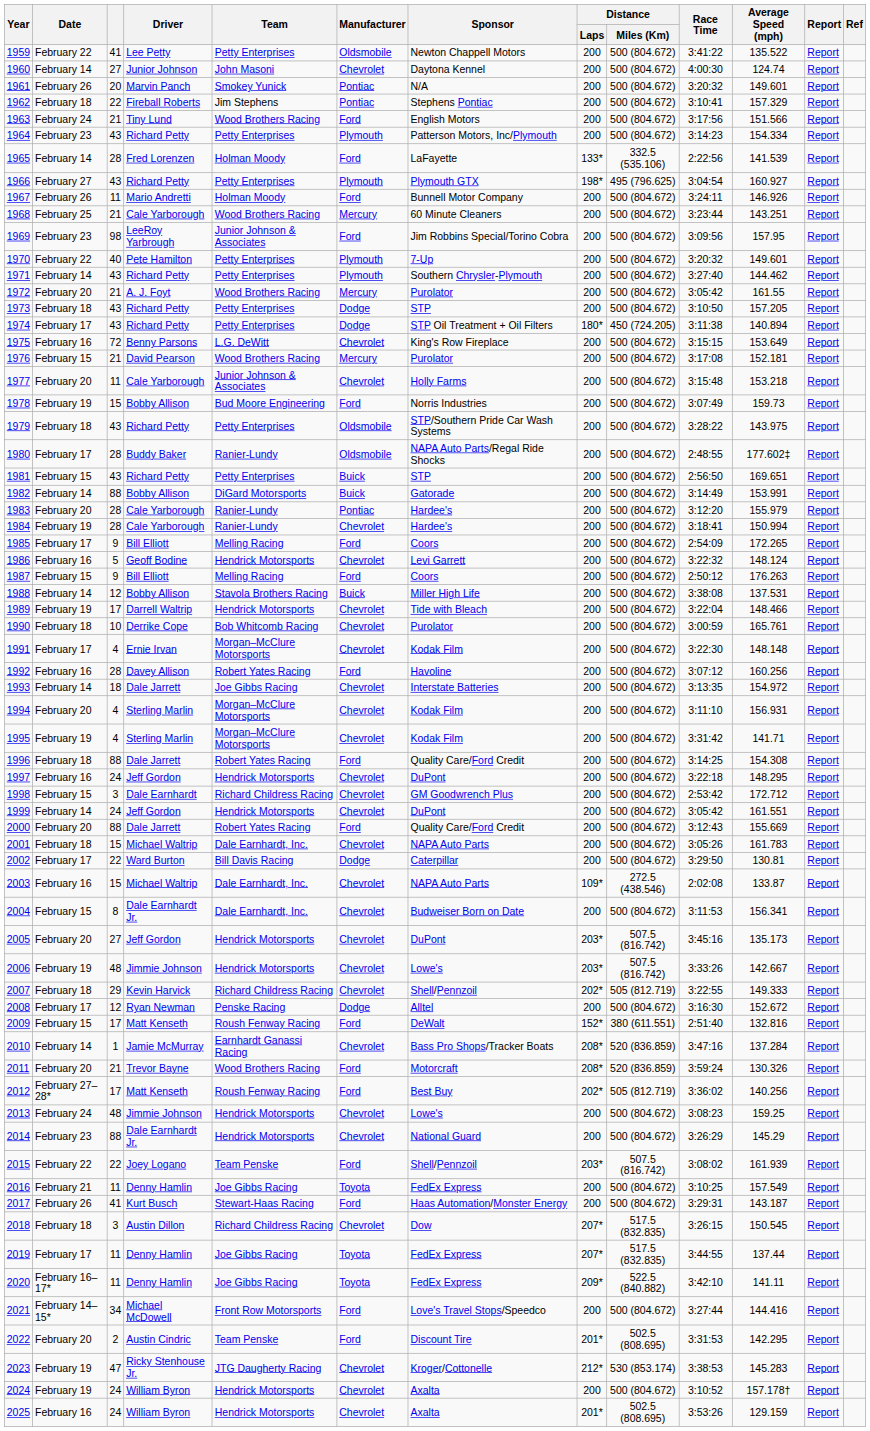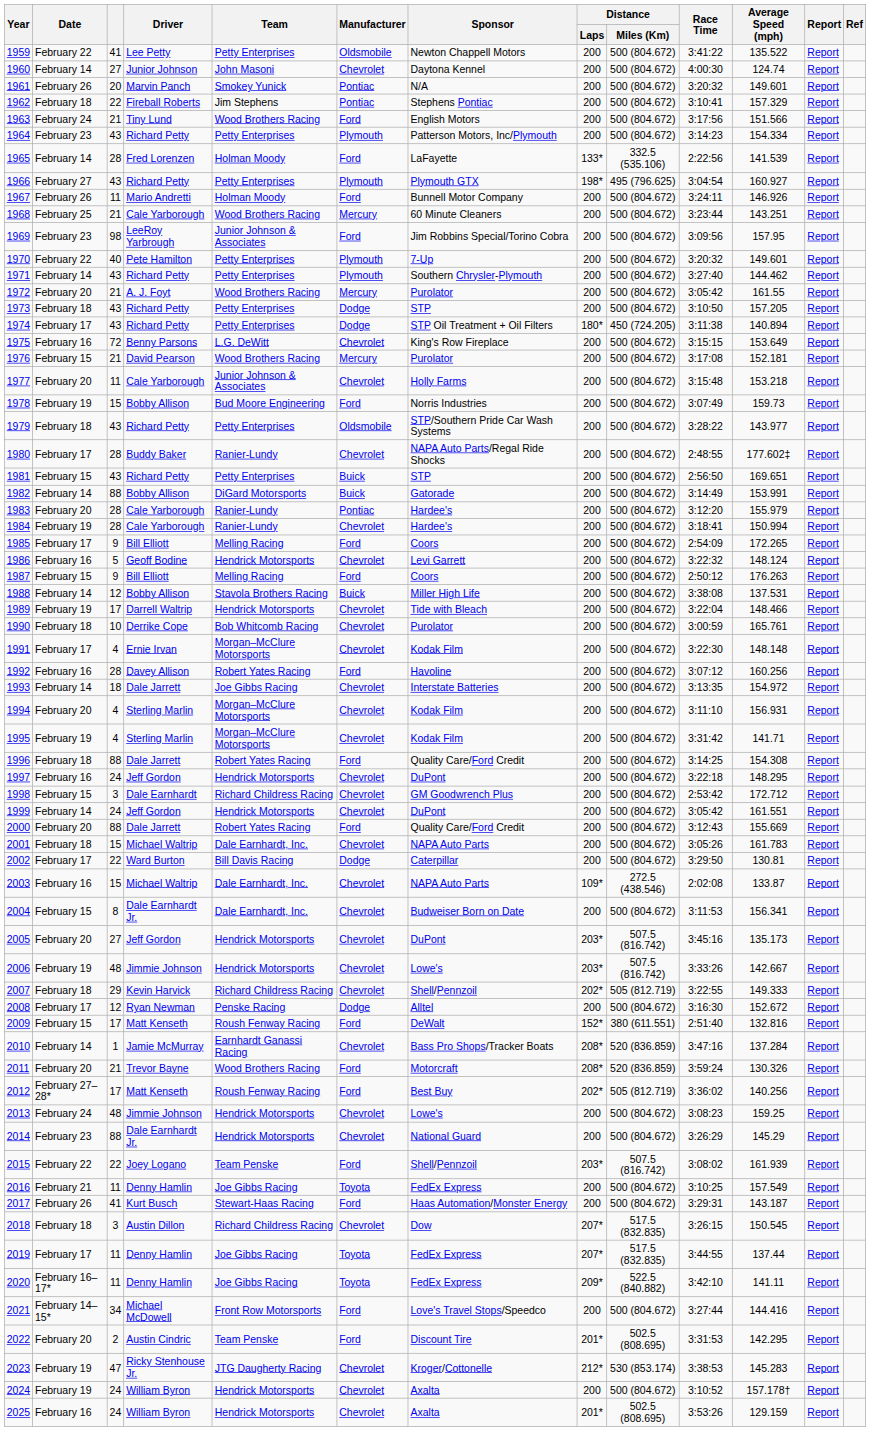(768, 426) 143.975 -> (768, 426) 143.977
(365, 454) Oldsmobile -> (362, 454) Chevrolet
